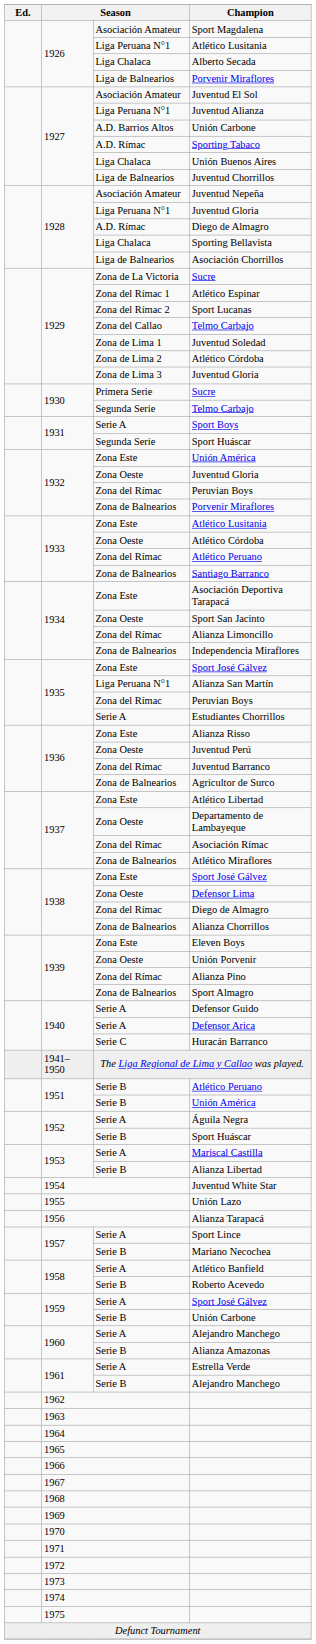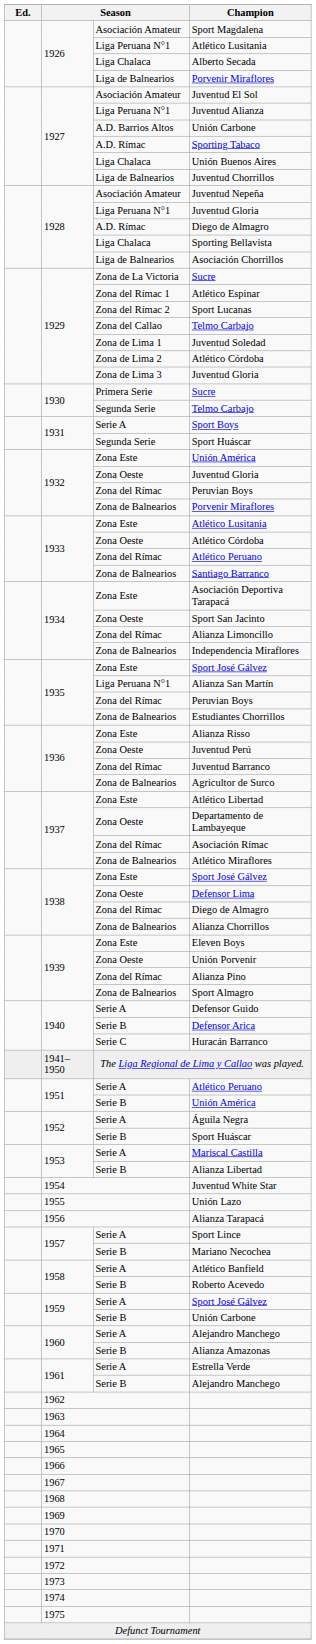(111, 717) Serie A -> (136, 717) Zona de Balnearios
(111, 1025) Serie A -> (111, 1025) Serie B
(111, 1086) Serie B -> (111, 1086) Serie A
